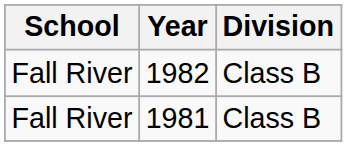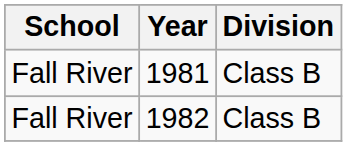rows swapped: (177, 118) <-> (177, 72)
